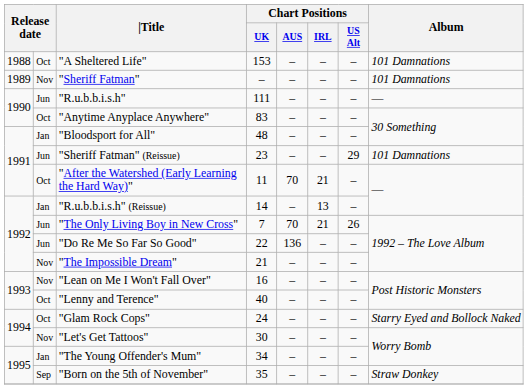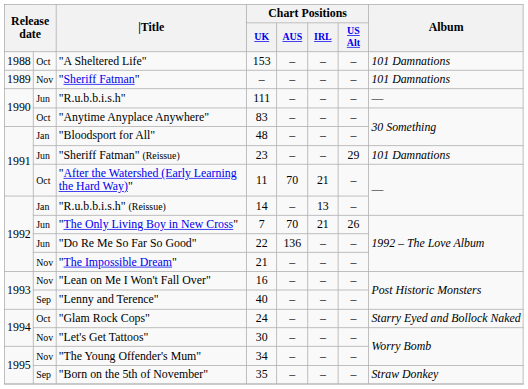(43, 300) Oct -> (44, 300) Sep
(43, 356) Jan -> (45, 356) Nov
